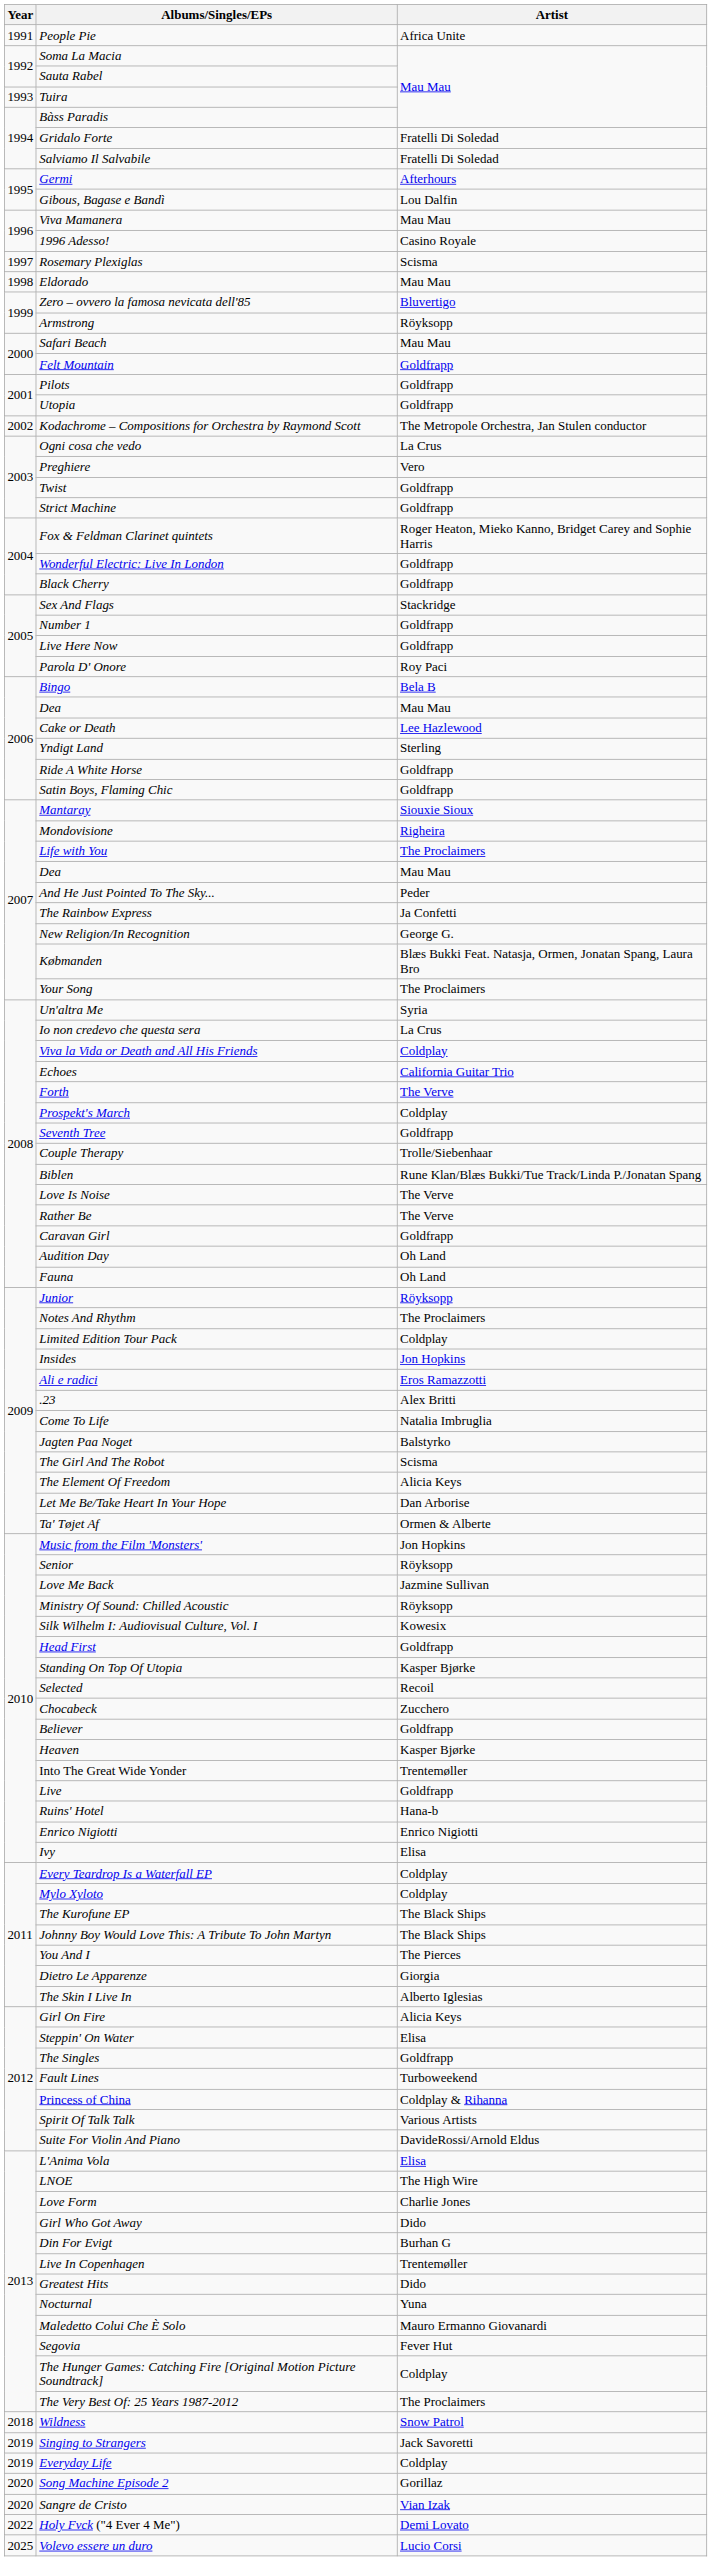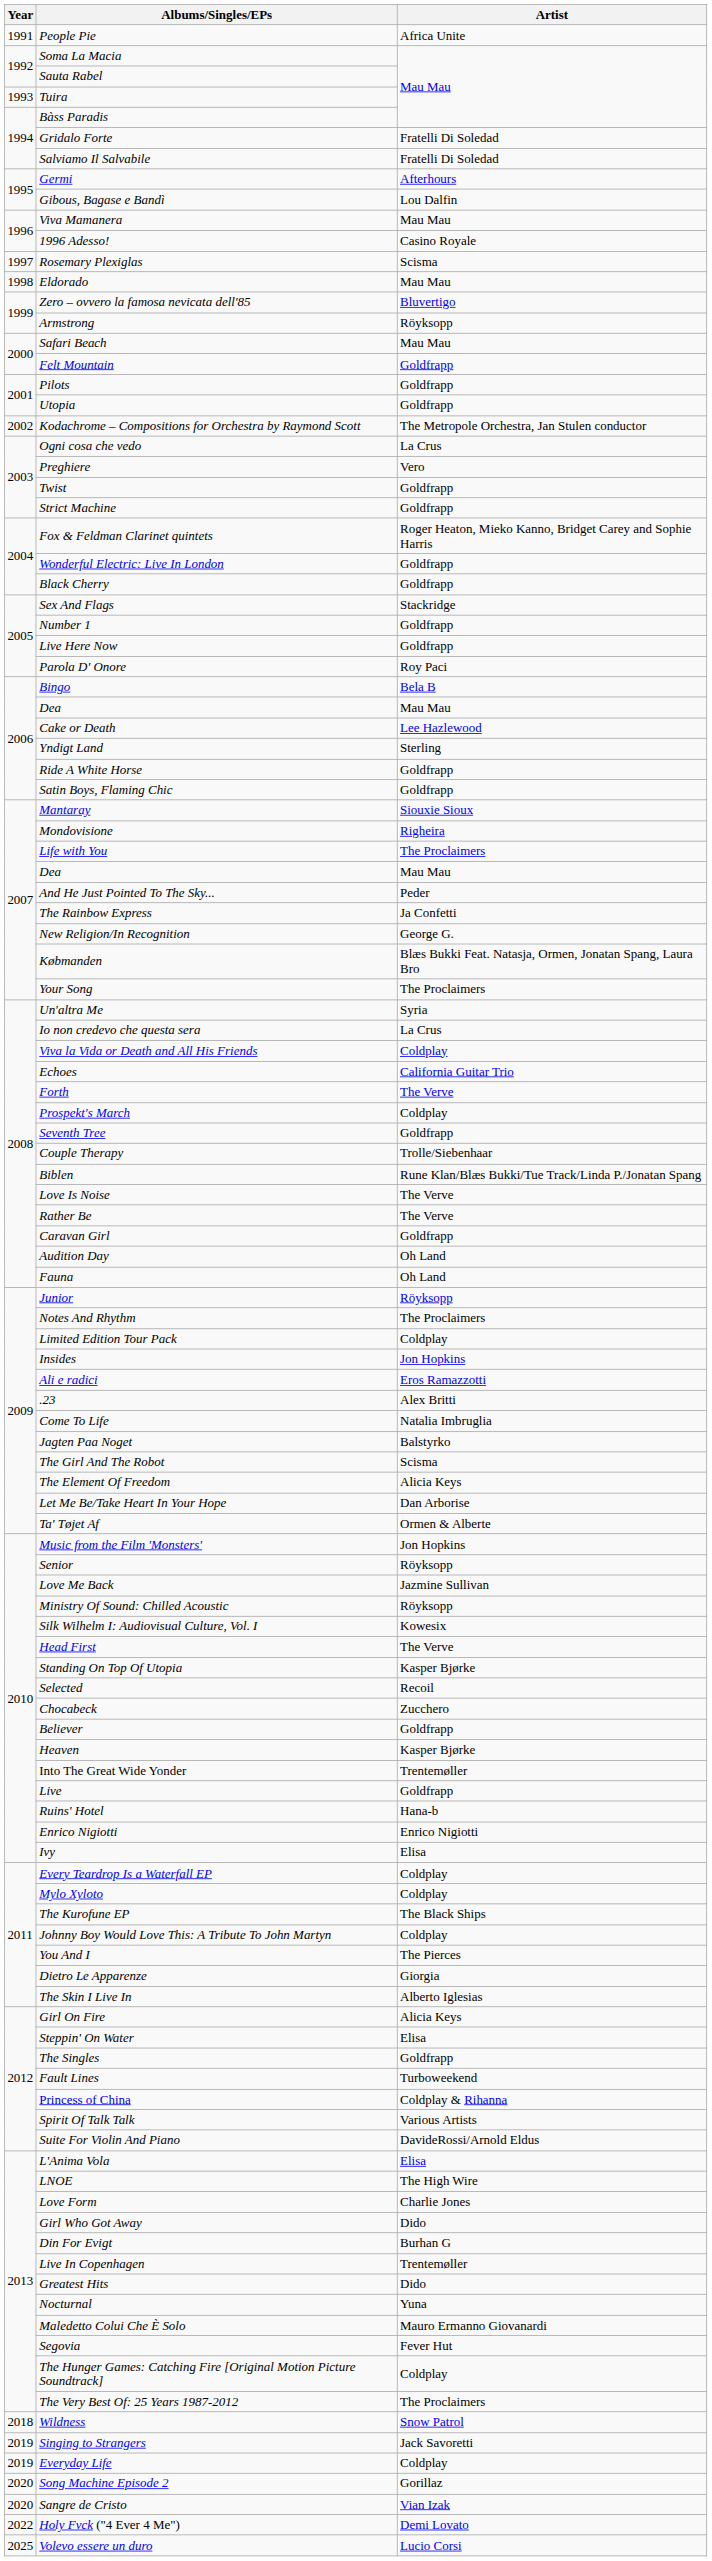(427, 1647) Goldfrapp -> (427, 1647) The Verve
(443, 1934) The Black Ships -> (424, 1934) Coldplay
